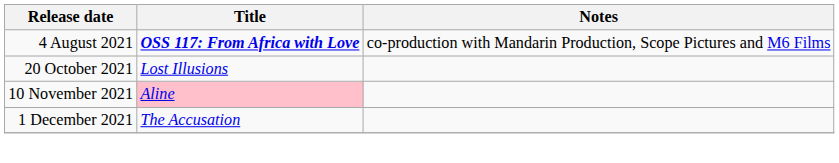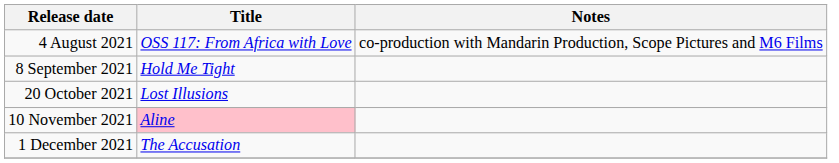(250, 42) bold -> (246, 42) normal
+ row: (74, 68)
